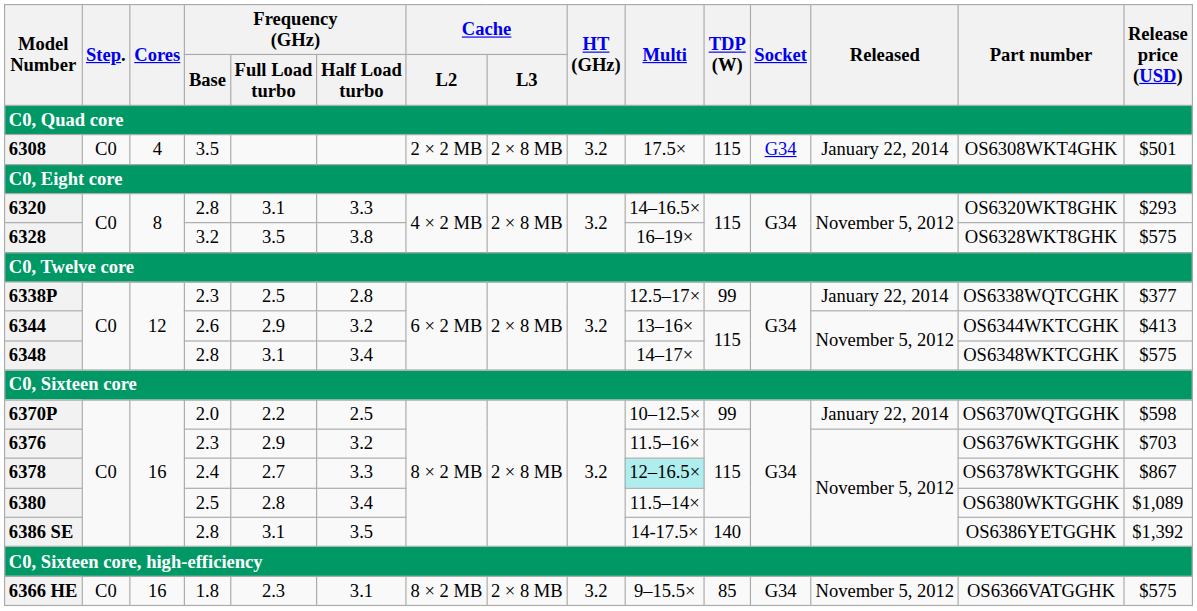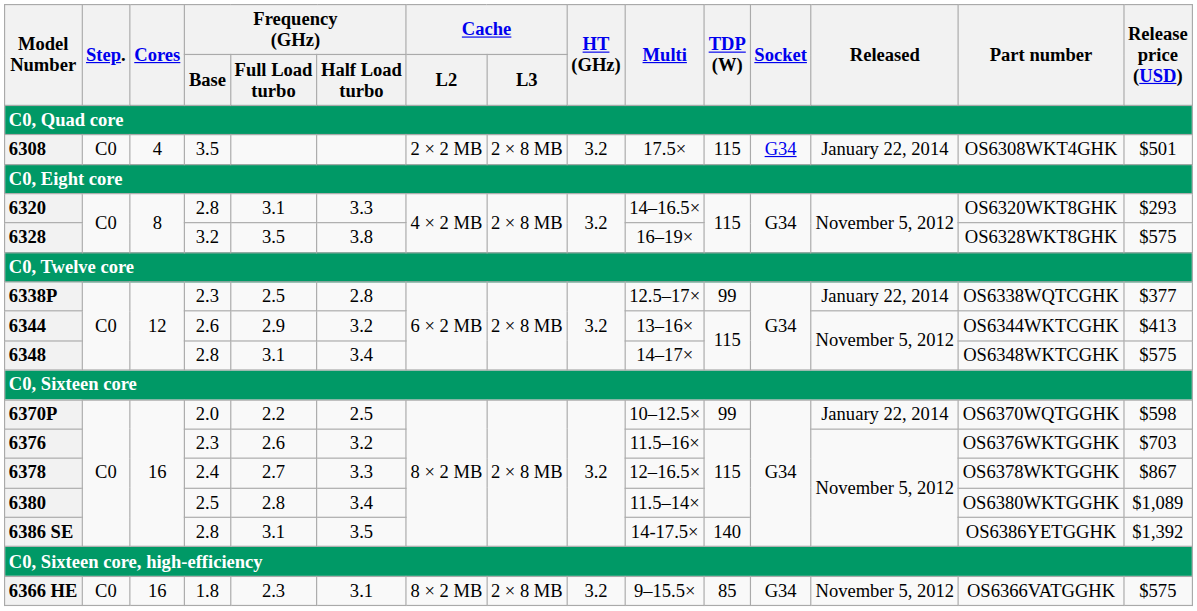(273, 443) 2.9 -> (273, 443) 2.6
(665, 473) paleturquoise background -> (665, 473) no background
